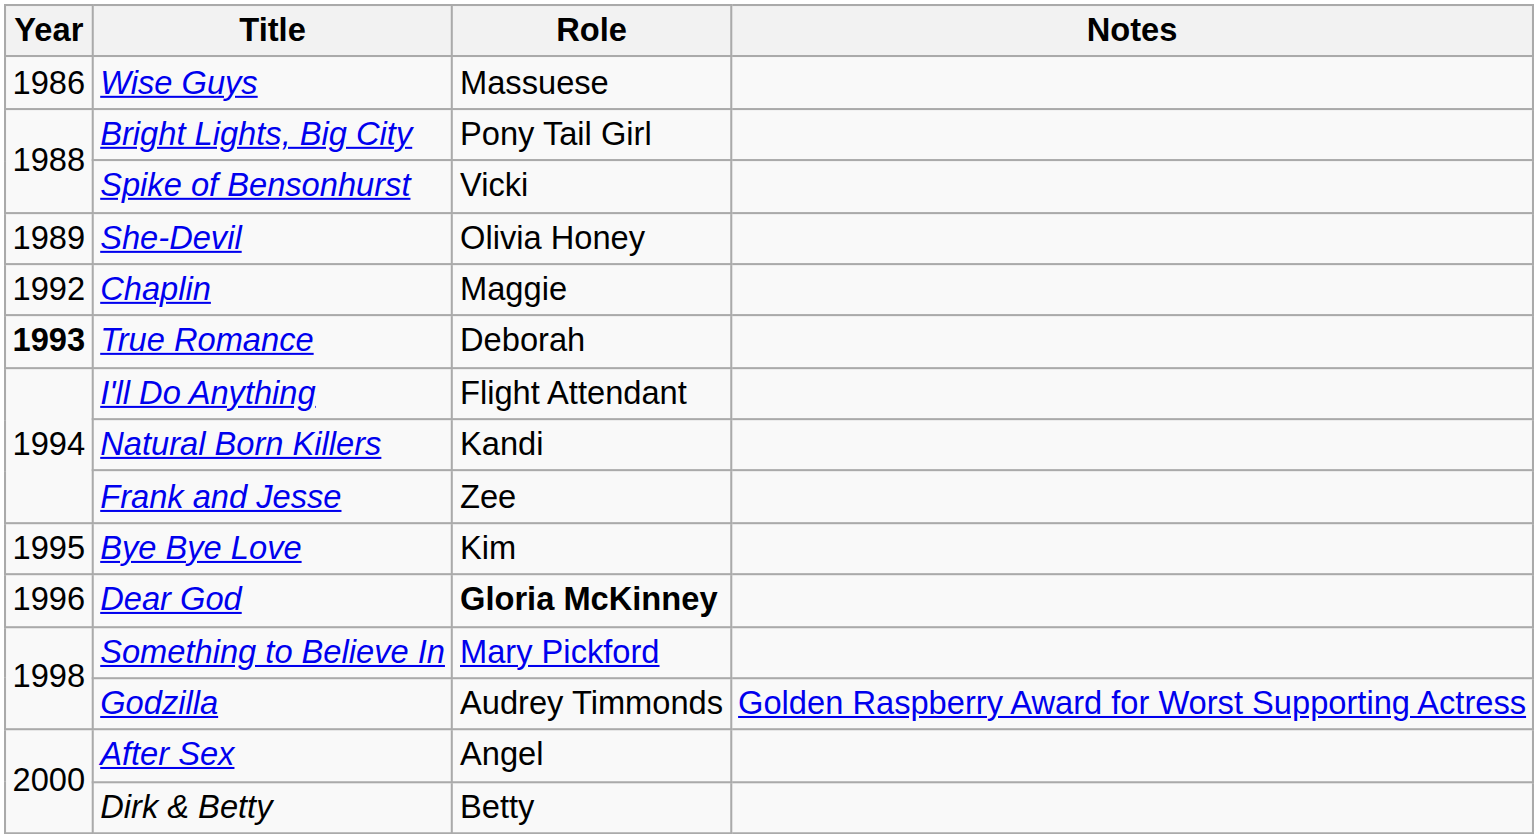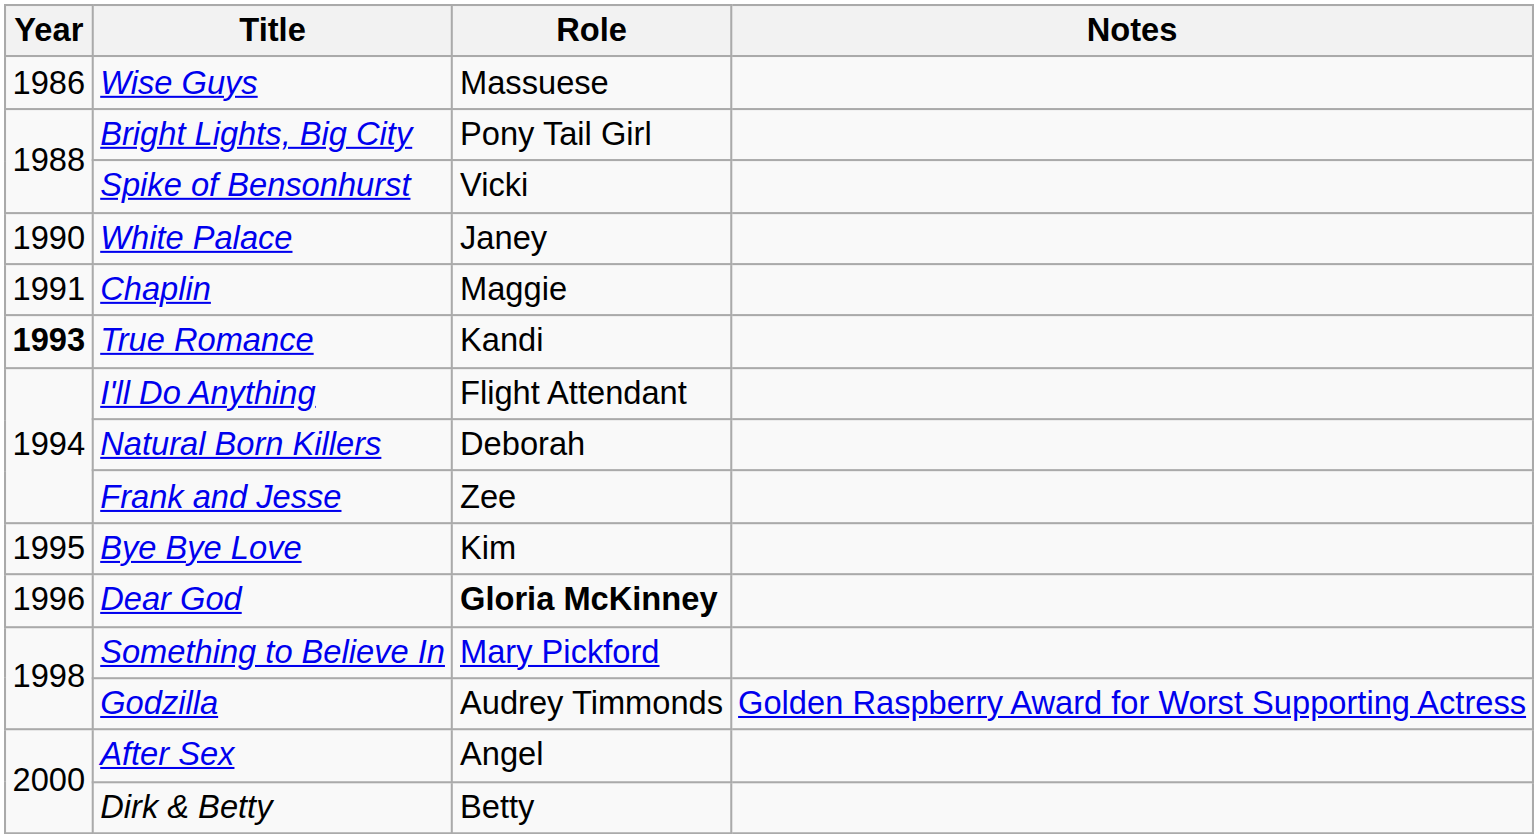- row: (171, 237)
+ row: (196, 237)
(49, 289) 1992 -> (49, 289) 1991
(523, 340) Deborah -> (502, 340) Kandi
(502, 444) Kandi -> (523, 444) Deborah
